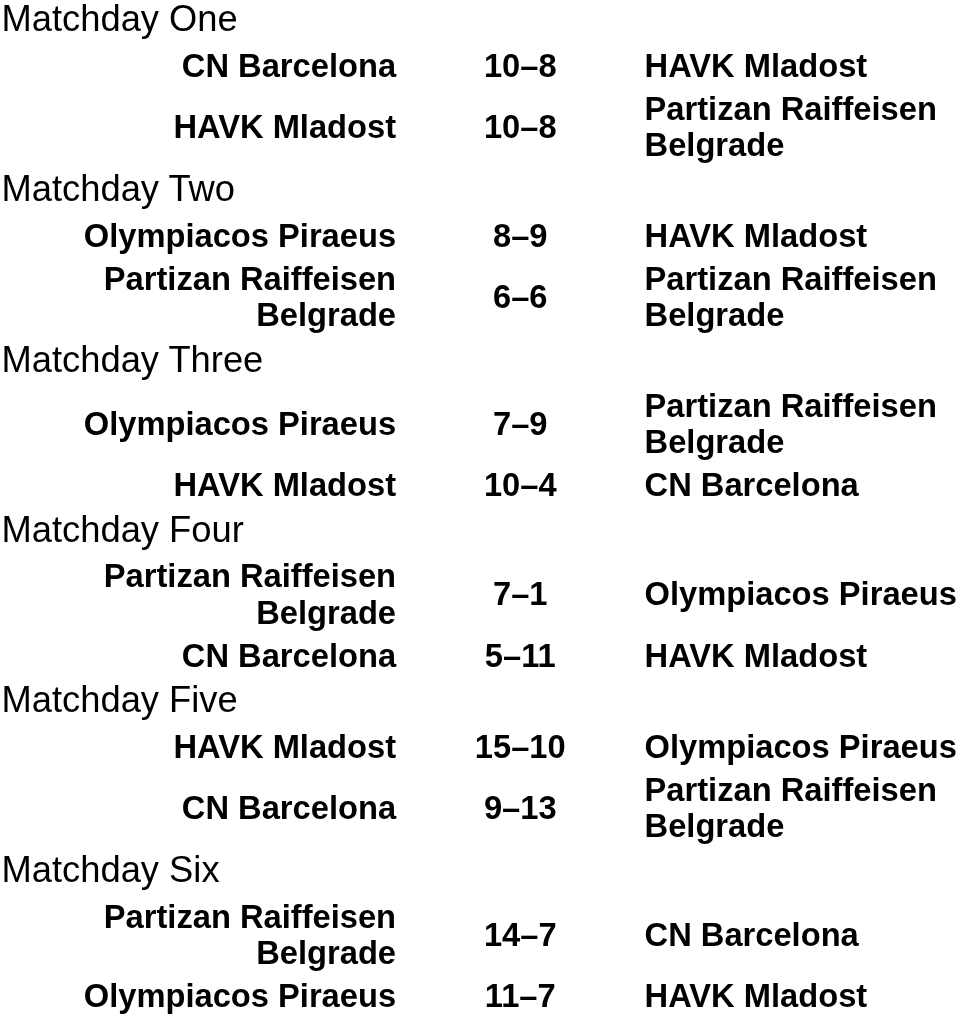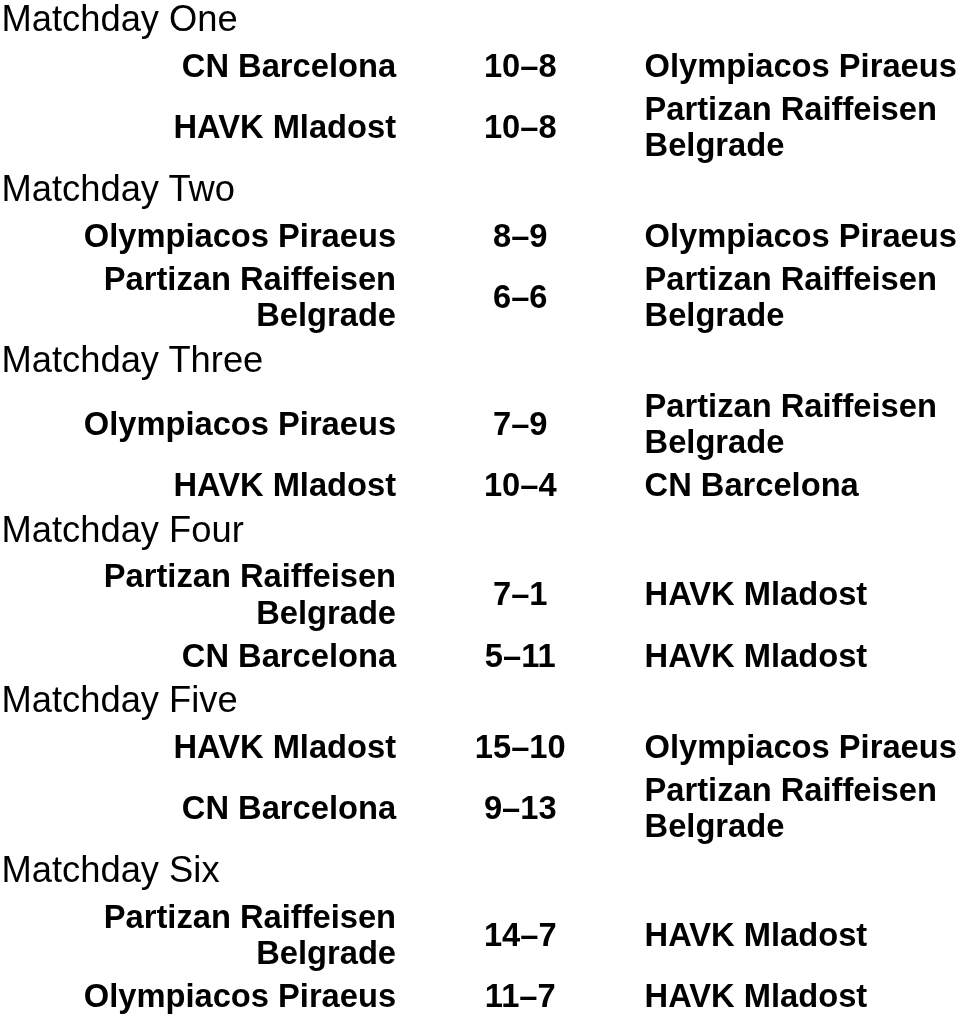(756, 65) HAVK Mladost -> (801, 65) Olympiacos Piraeus
(756, 235) HAVK Mladost -> (801, 235) Olympiacos Piraeus
(801, 594) Olympiacos Piraeus -> (756, 594) HAVK Mladost
(752, 935) CN Barcelona -> (756, 935) HAVK Mladost
